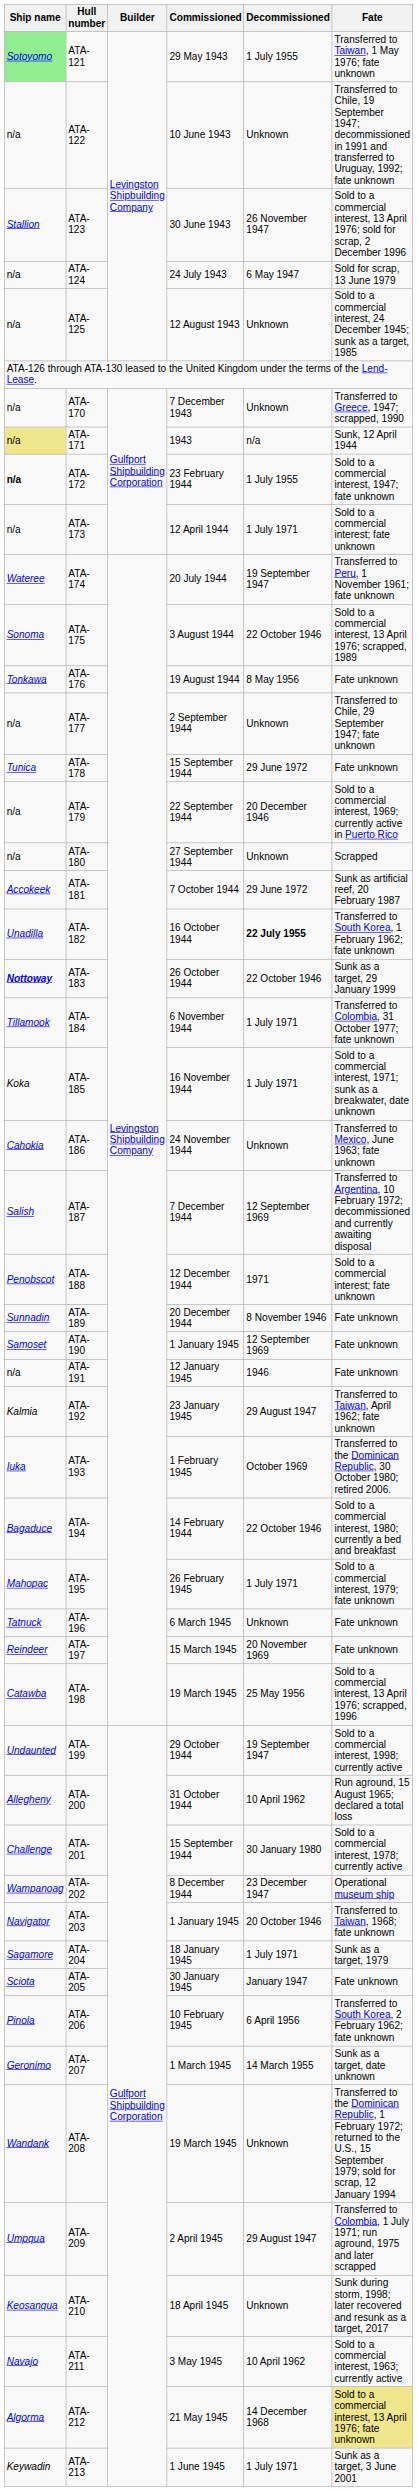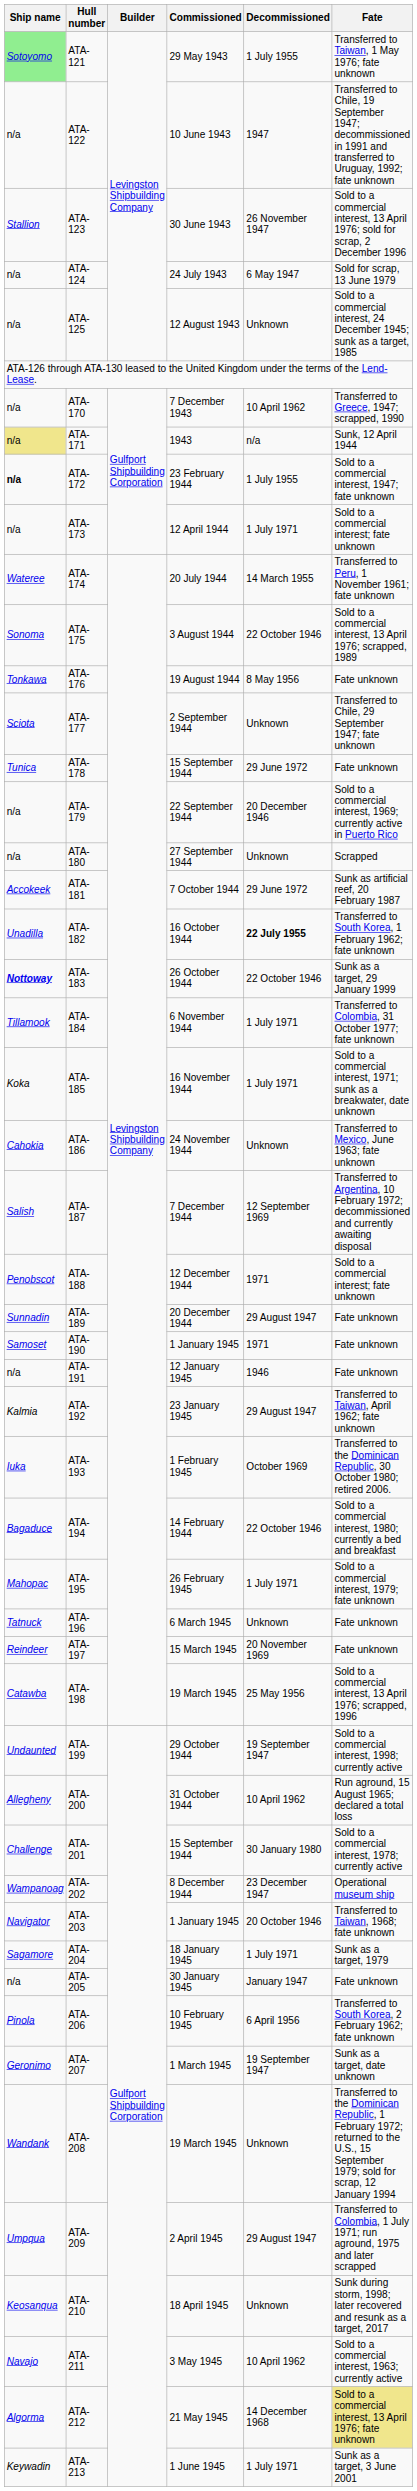(267, 135) Unknown -> (258, 135) 1947
(267, 407) Unknown -> (276, 407) 10 April 1962
(278, 579) 19 September 1947 -> (280, 579) 14 March 1955
(14, 723) n/a -> (21, 723) Sciota
(286, 1318) 8 November 1946 -> (281, 1318) 29 August 1947
(278, 1345) 12 September 1969 -> (258, 1345) 1971
(21, 1982) Sciota -> (14, 1982) n/a
(280, 2065) 14 March 1955 -> (278, 2065) 19 September 1947
